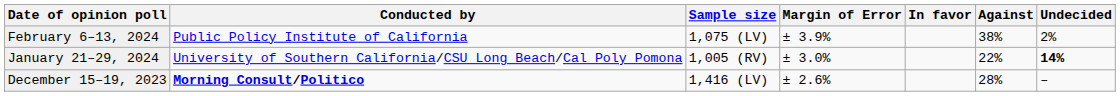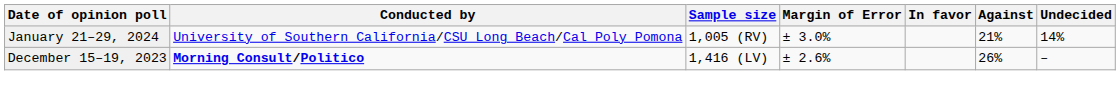- row: (83, 37)
(990, 59) 22% -> (990, 37) 21%
(1052, 59) bold -> (1052, 37) normal
(990, 80) 28% -> (990, 59) 26%
